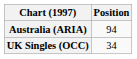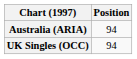(111, 45) 34 -> (111, 45) 94
